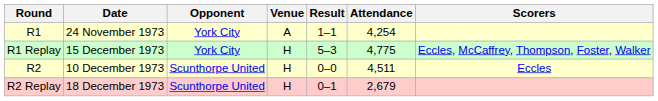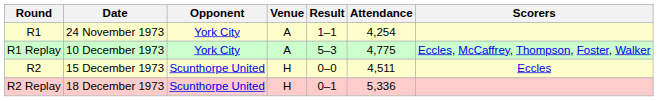(115, 50) 15 December 1973 -> (115, 50) 10 December 1973
(287, 50) H -> (287, 50) A
(115, 68) 10 December 1973 -> (115, 68) 15 December 1973
(381, 86) 2,679 -> (381, 86) 5,336
